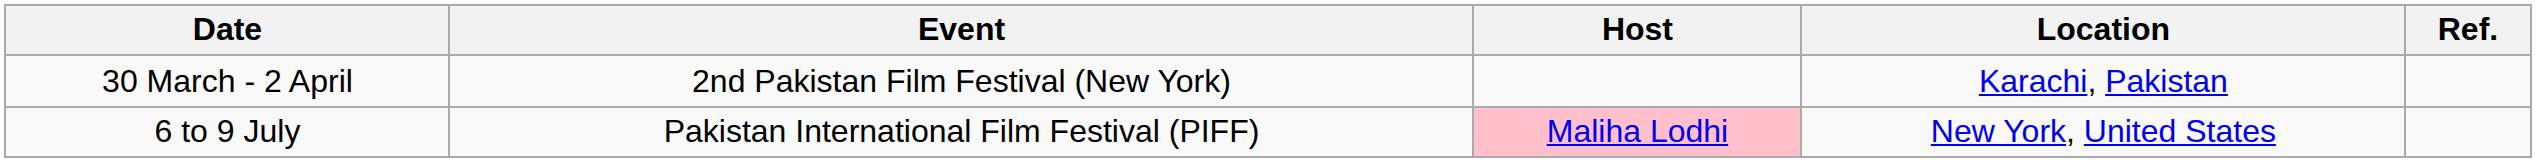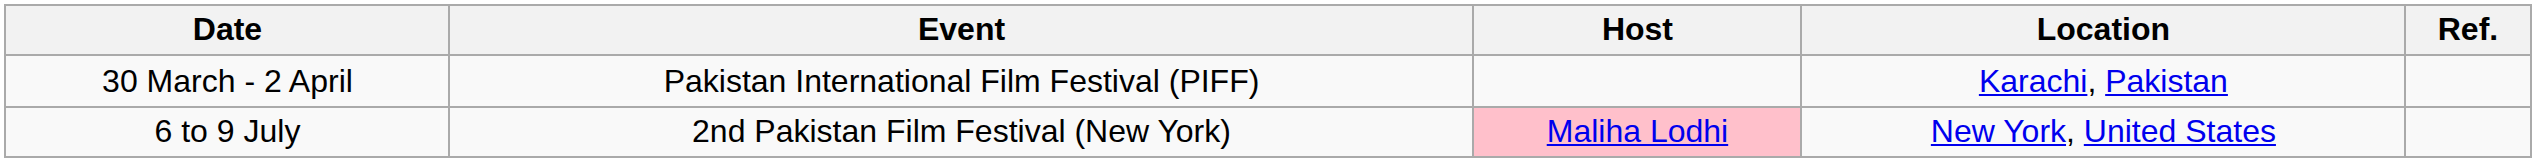(962, 80) 2nd Pakistan Film Festival (New York) -> (962, 80) Pakistan International Film Festival (PIFF)
(962, 131) Pakistan International Film Festival (PIFF) -> (962, 131) 2nd Pakistan Film Festival (New York)
